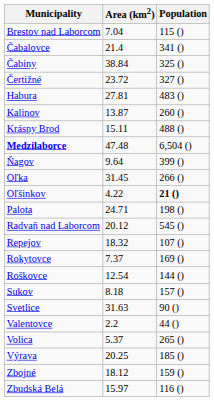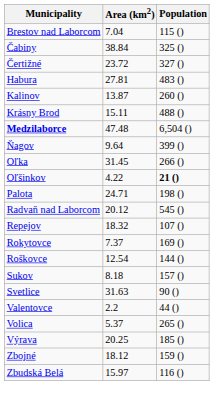- row: (28, 47)
